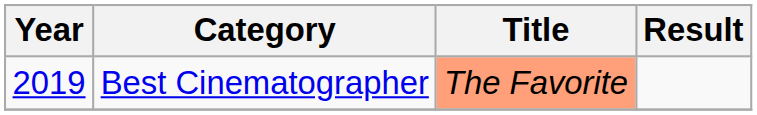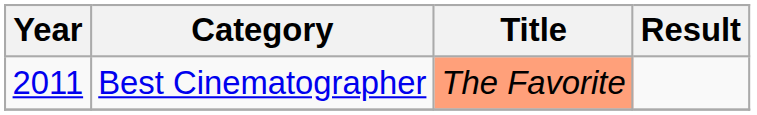(49, 82) 2019 -> (48, 82) 2011
